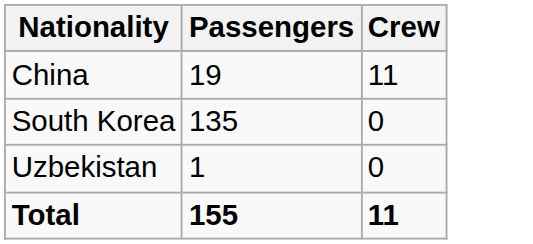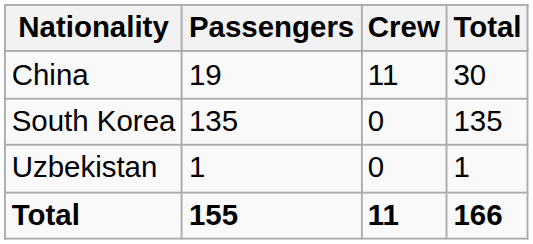+ column: (487, 27)
